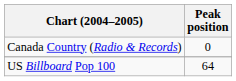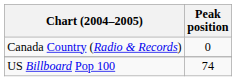(208, 66) 64 -> (208, 66) 74
